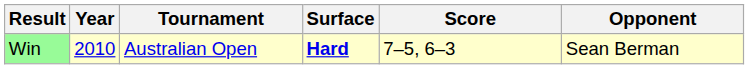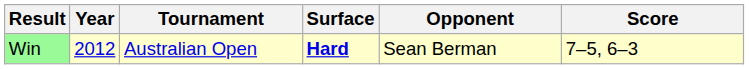columns swapped: (653, 19) <-> (470, 19)
(95, 48) 2010 -> (95, 48) 2012
